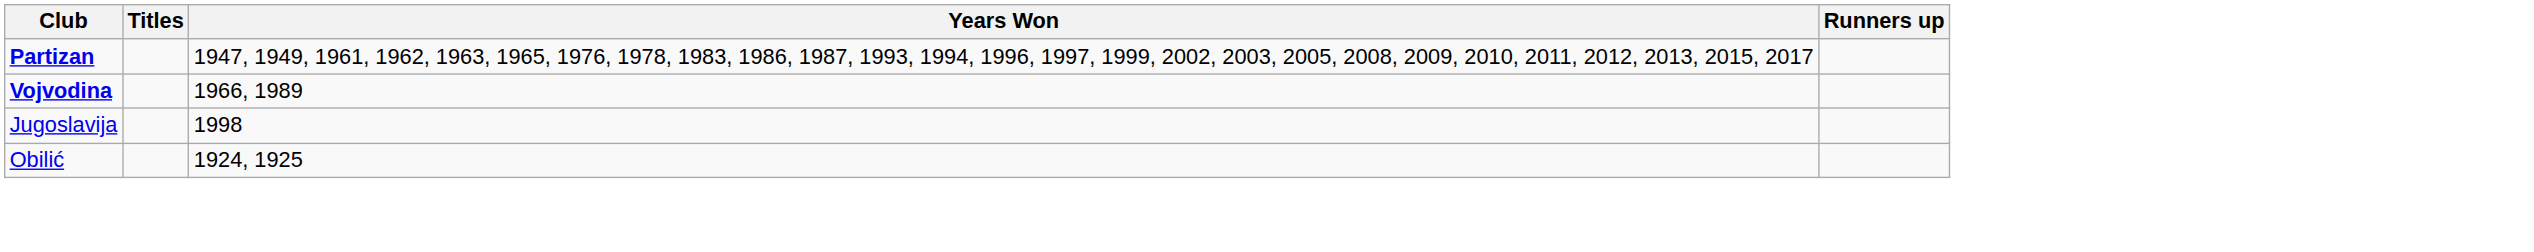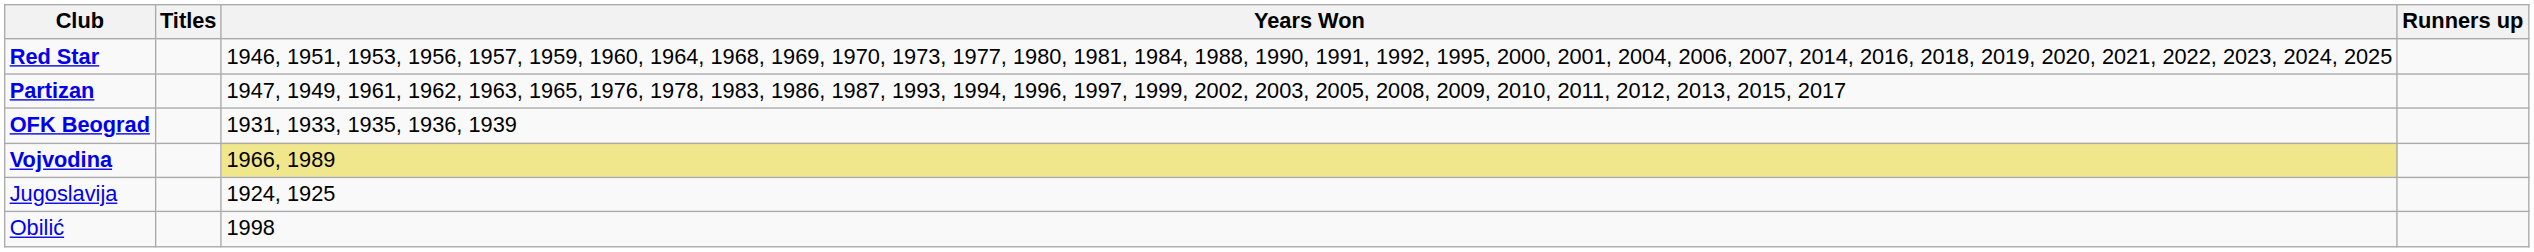+ row: (54, 56)
+ row: (80, 125)
(248, 90) no background -> (281, 159) khaki background
(218, 125) 1998 -> (281, 194) 1924, 1925
(248, 159) 1924, 1925 -> (251, 228) 1998
